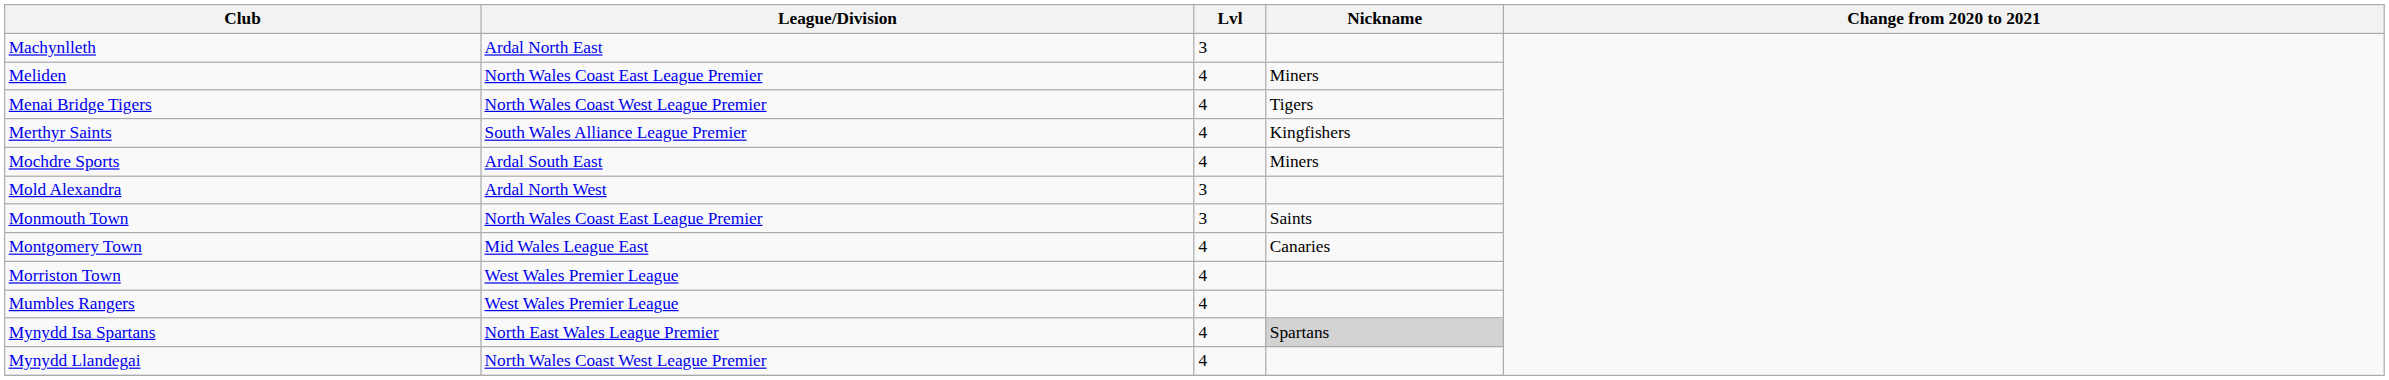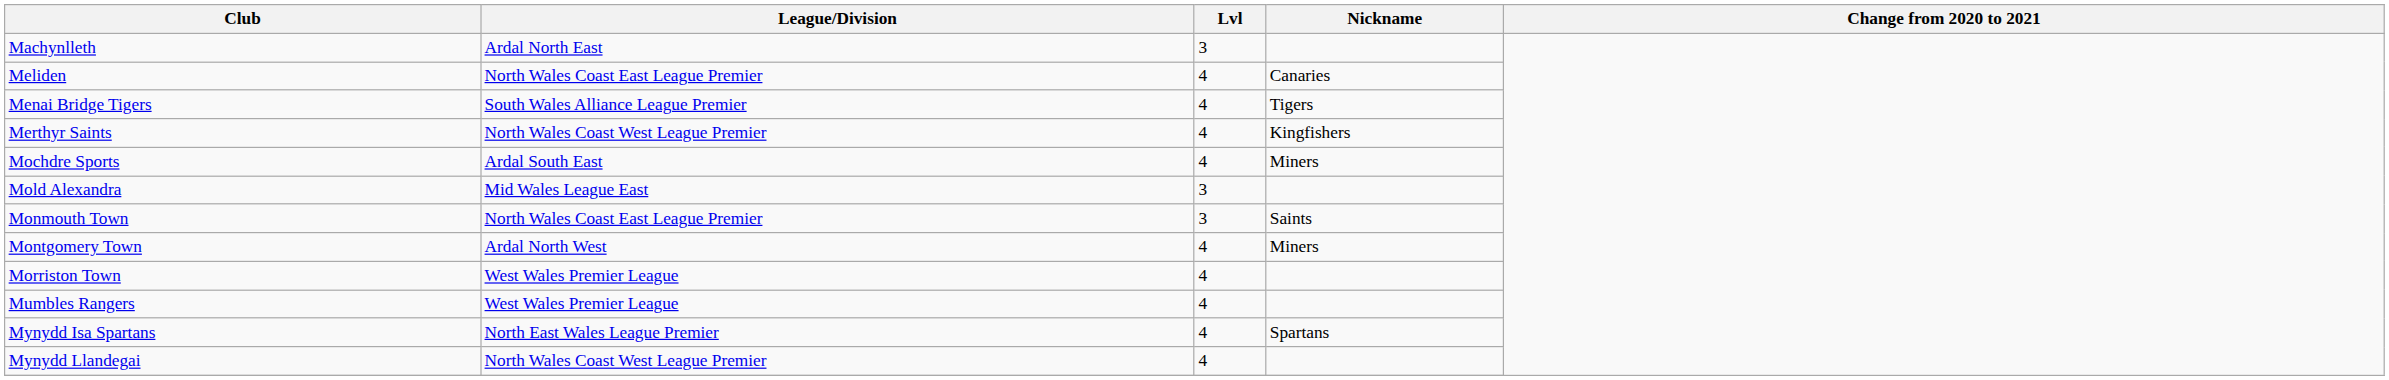(1294, 76) Miners -> (1300, 76) Canaries
(626, 104) North Wales Coast West League Premier -> (616, 104) South Wales Alliance League Premier
(616, 133) South Wales Alliance League Premier -> (626, 133) North Wales Coast West League Premier
(546, 190) Ardal North West -> (566, 190) Mid Wales League East
(566, 247) Mid Wales League East -> (546, 247) Ardal North West
(1300, 247) Canaries -> (1294, 247) Miners
(1300, 332) lightgrey background -> (1300, 332) no background
